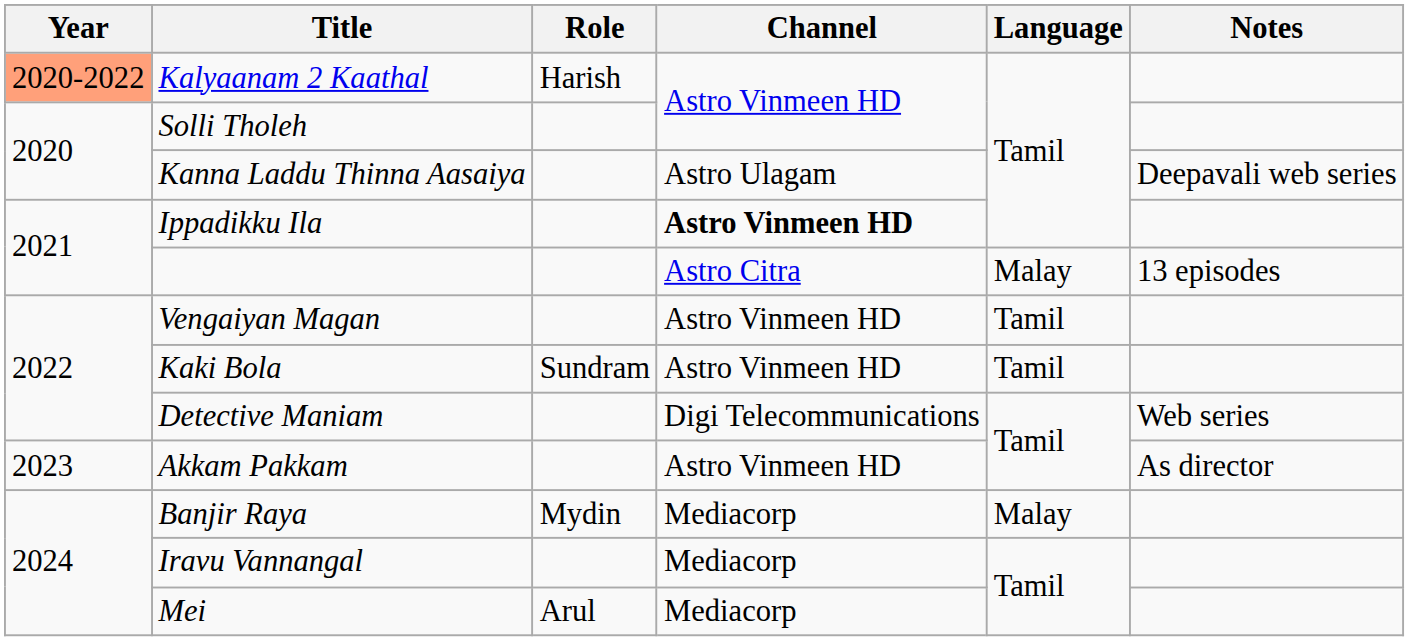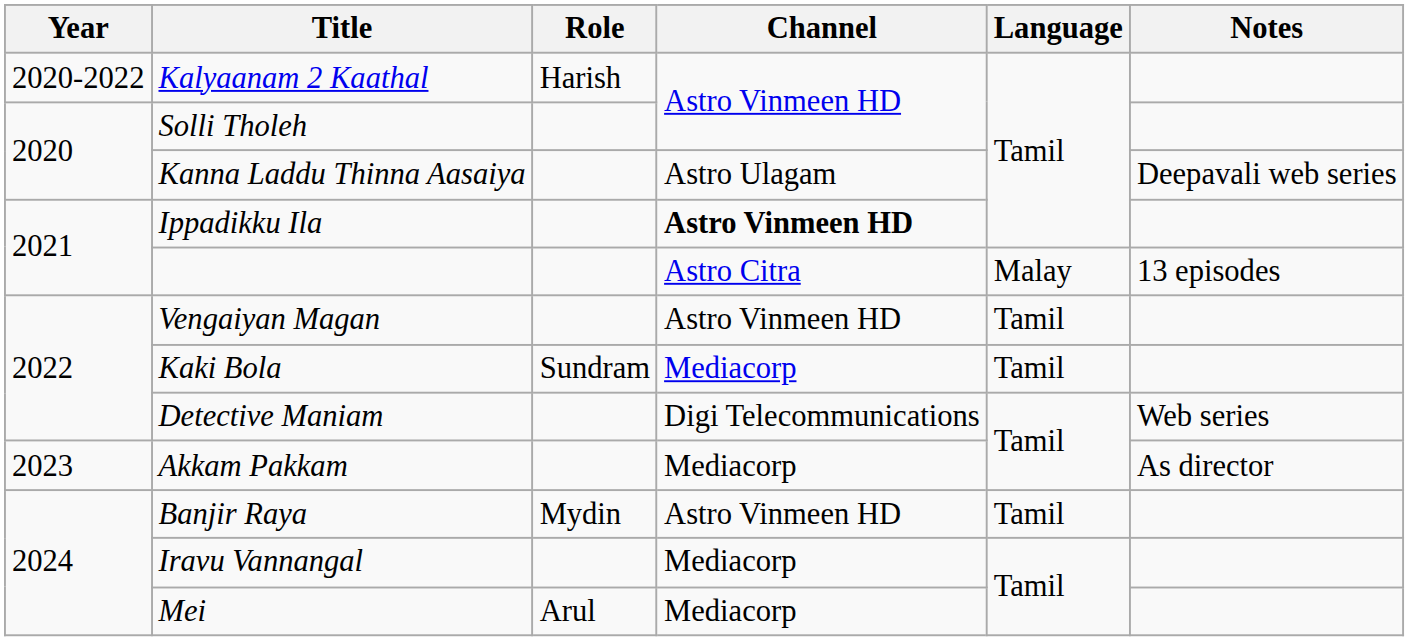(78, 77) lightsalmon background -> (78, 77) no background
(783, 367) Astro Vinmeen HD -> (730, 367) Mediacorp
(783, 464) Astro Vinmeen HD -> (730, 464) Mediacorp
(730, 513) Mediacorp -> (783, 513) Astro Vinmeen HD
(1033, 513) Malay -> (1029, 513) Tamil
